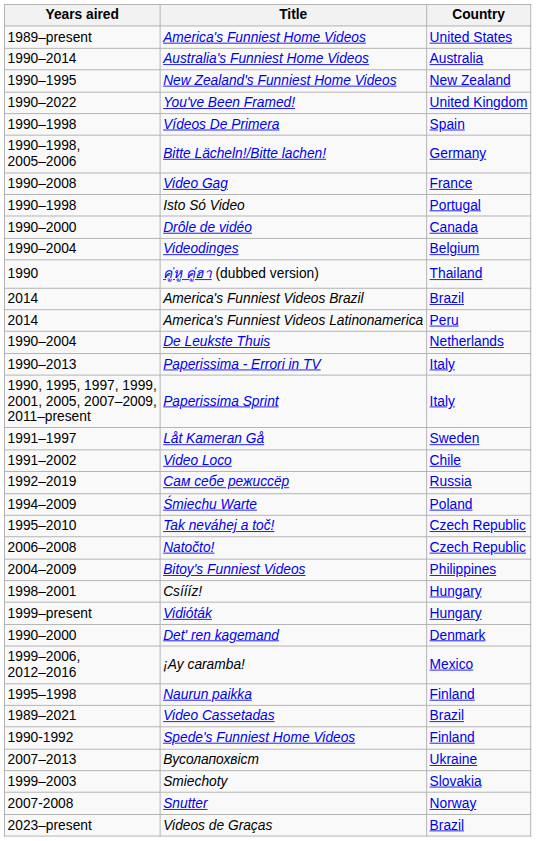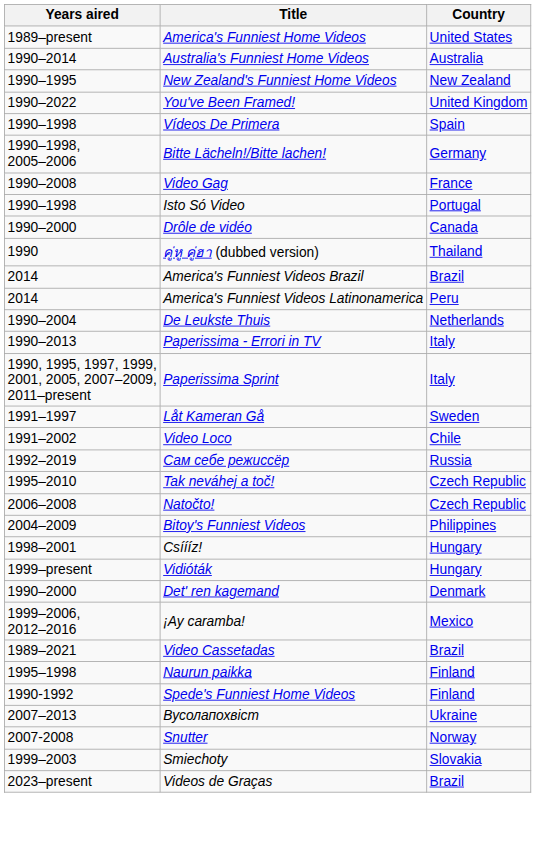- row: (201, 249)
- row: (210, 504)
rows swapped: (219, 716) <-> (208, 694)
rows swapped: (195, 781) <-> (185, 803)
